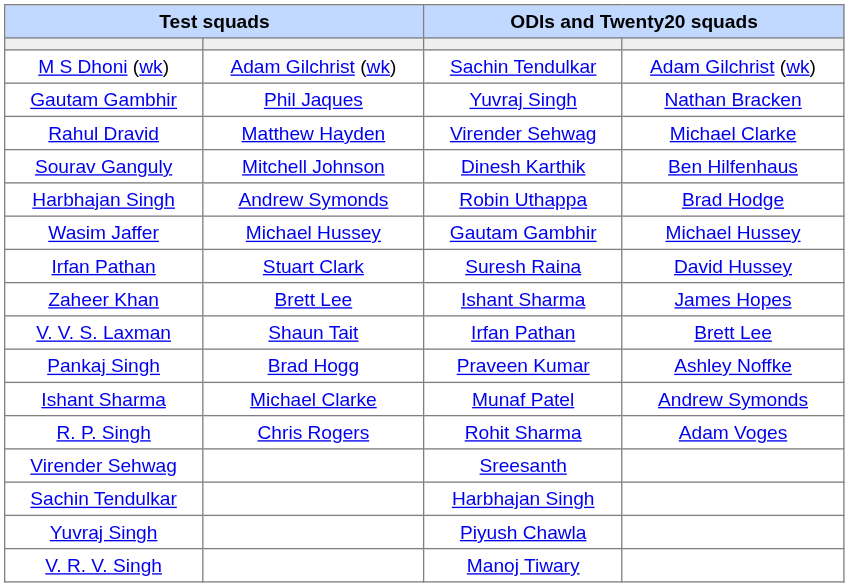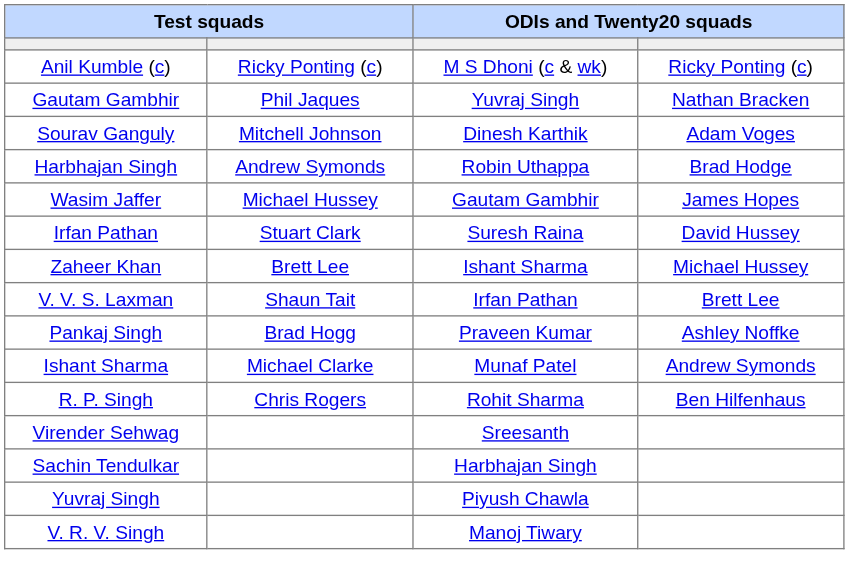+ row: (106, 67)
- row: (104, 67)
- row: (104, 133)
(733, 166) Ben Hilfenhaus -> (741, 133) Adam Voges
(733, 233) Michael Hussey -> (741, 200) James Hopes
(733, 299) James Hopes -> (741, 266) Michael Hussey
(733, 432) Adam Voges -> (741, 399) Ben Hilfenhaus
